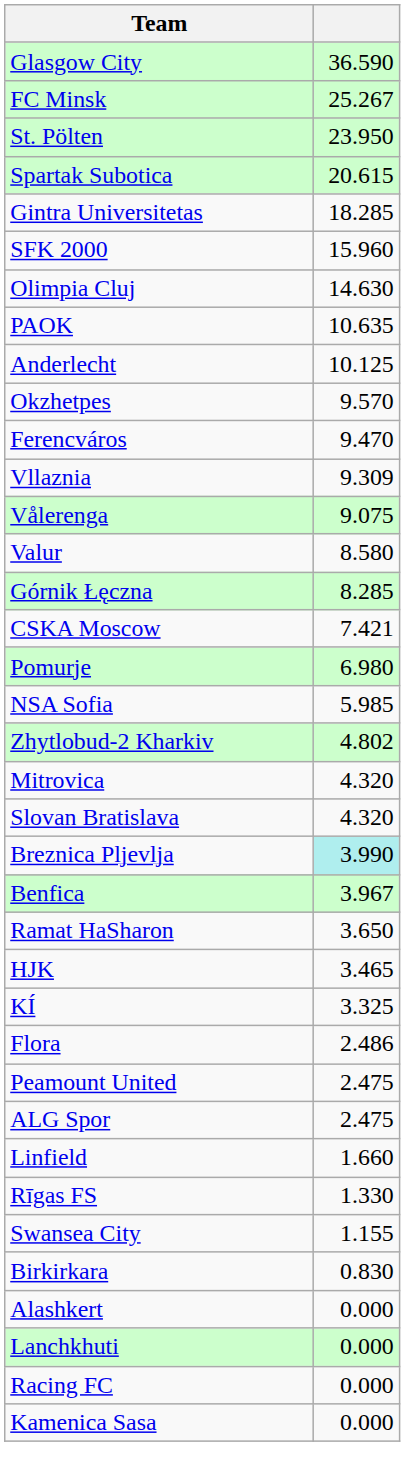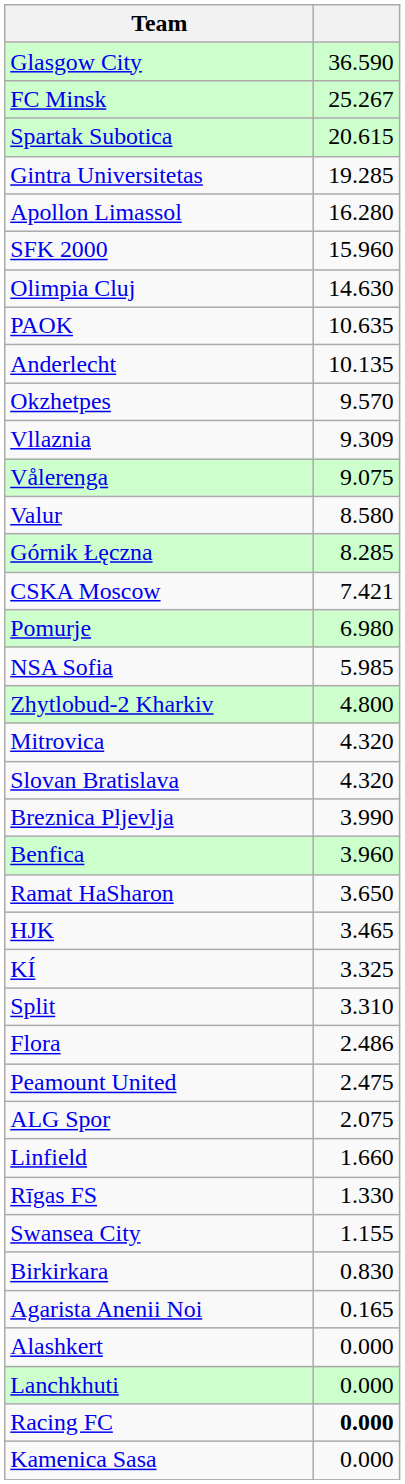- row: (57, 136)
(361, 212) 18.285 -> (361, 174) 19.285
+ row: (96, 212)
(361, 363) 10.125 -> (361, 363) 10.135
- row: (68, 439)
(367, 741) 4.802 -> (367, 703) 4.800
(367, 855) paleturquoise background -> (367, 817) no background
(367, 893) 3.967 -> (367, 855) 3.960
+ row: (33, 1006)
(367, 1119) 2.475 -> (367, 1119) 2.075
+ row: (106, 1308)
(367, 1384) normal -> (367, 1422) bold
